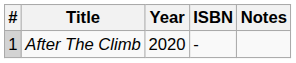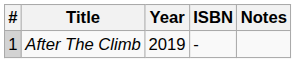(167, 44) 2020 -> (167, 44) 2019
